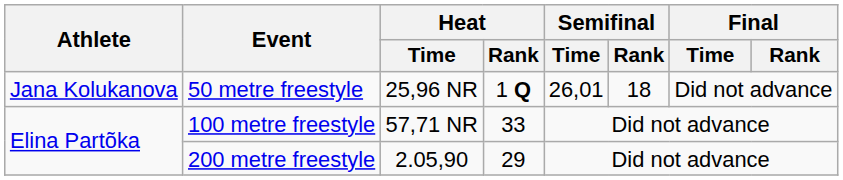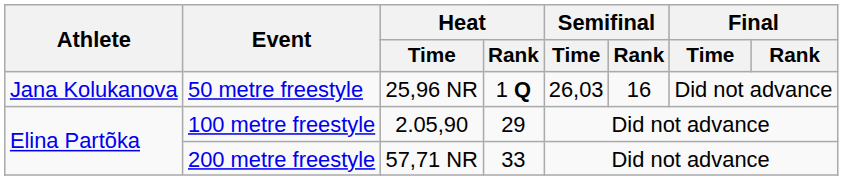(576, 90) 26,01 -> (576, 90) 26,03
(639, 90) 18 -> (639, 90) 16
(432, 124) 57,71 NR -> (432, 124) 2.05,90
(513, 124) 33 -> (513, 124) 29
(432, 159) 2.05,90 -> (432, 159) 57,71 NR
(513, 159) 29 -> (513, 159) 33
